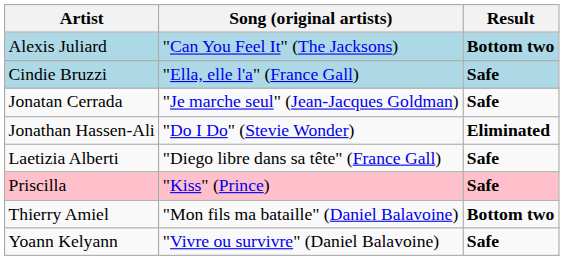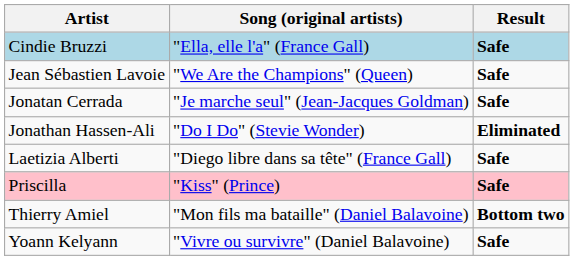- row: (58, 46)
+ row: (87, 74)
